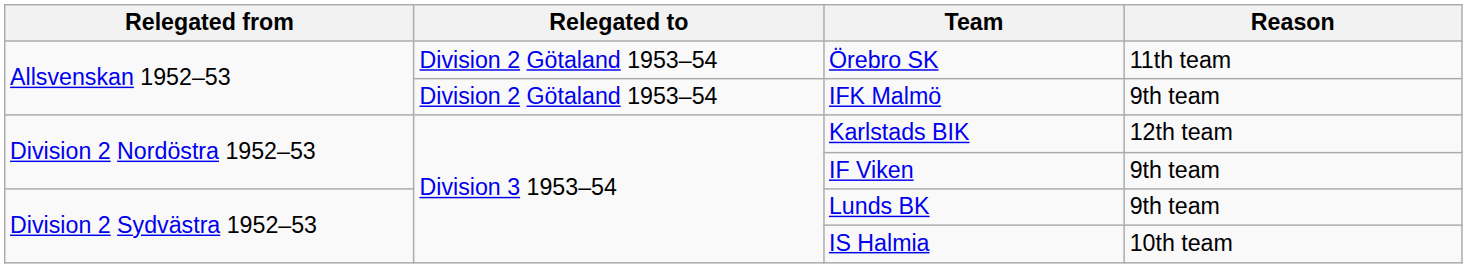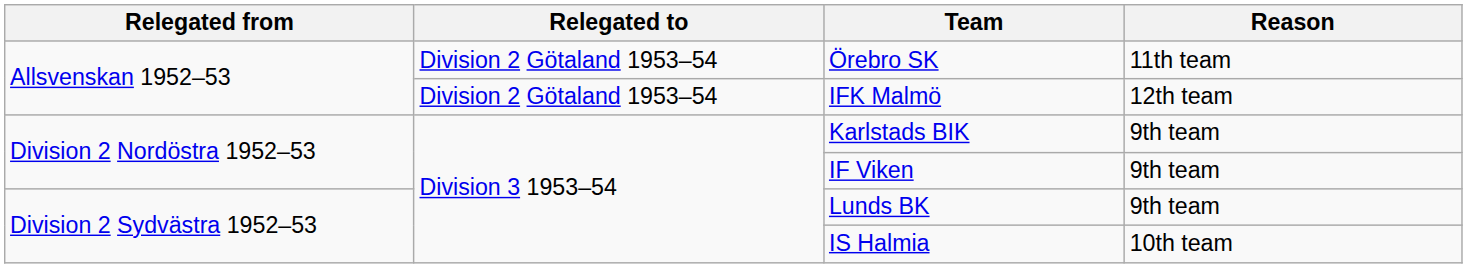(1175, 96) 9th team -> (1181, 96) 12th team
(1181, 133) 12th team -> (1175, 133) 9th team
